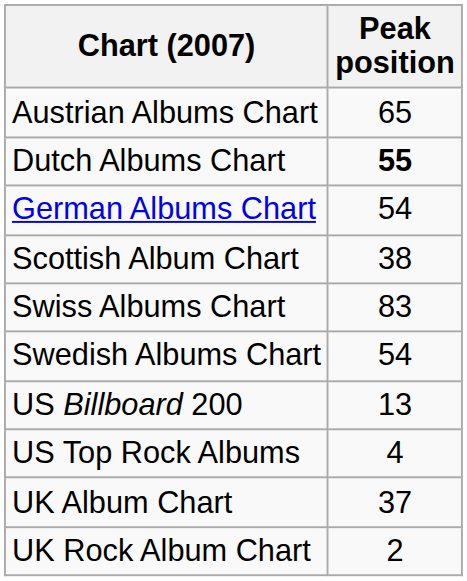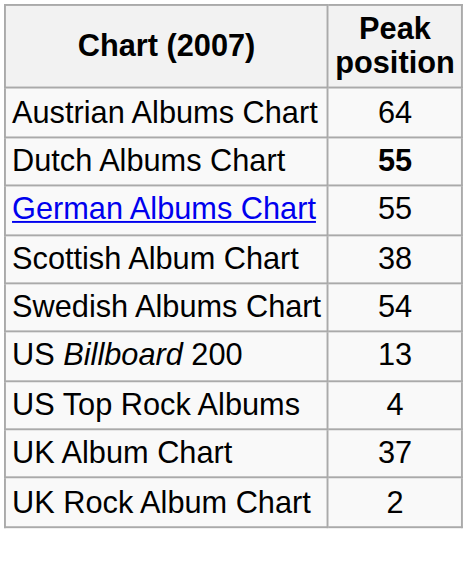(395, 112) 65 -> (395, 112) 64
(395, 209) 54 -> (395, 209) 55
- row: (149, 307)
